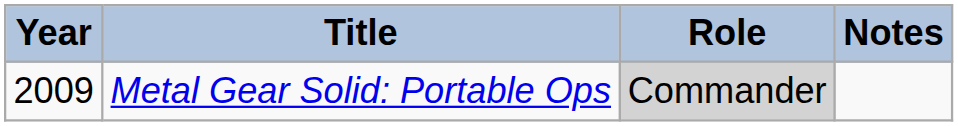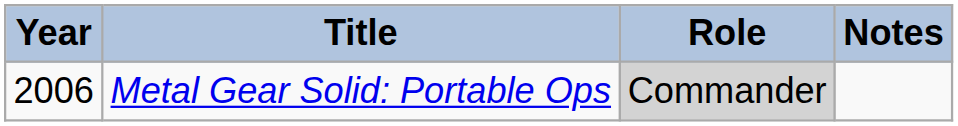(54, 90) 2009 -> (54, 90) 2006
